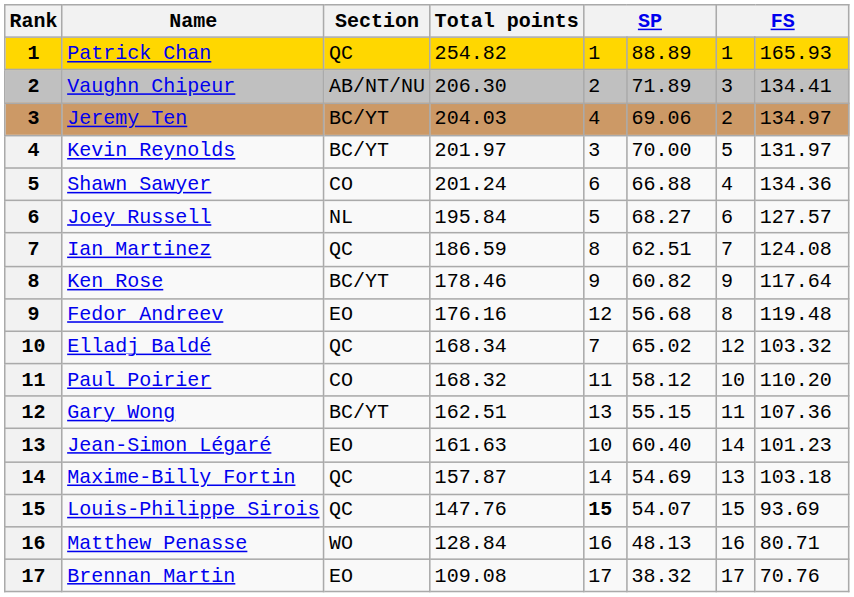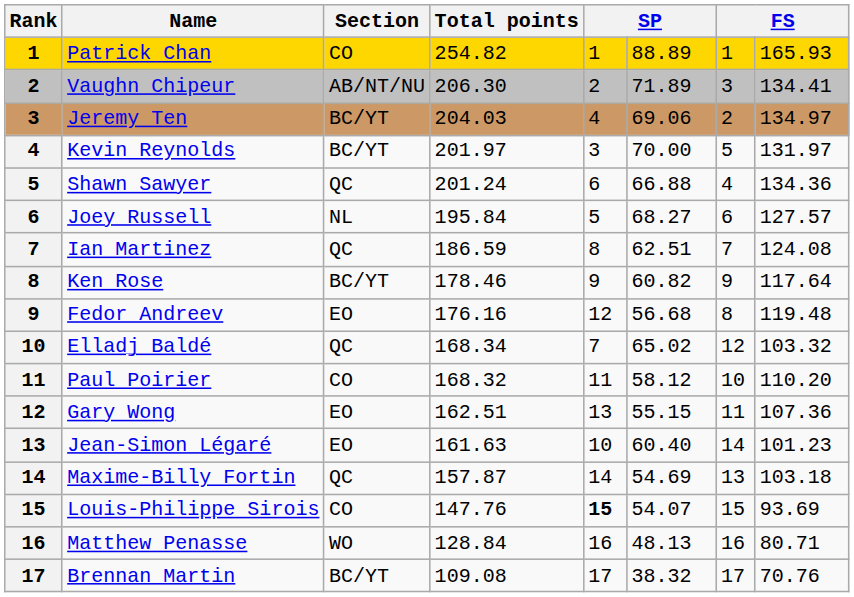(341, 54) QC -> (341, 54) CO
(341, 184) CO -> (341, 184) QC
(359, 413) BC/YT -> (341, 413) EO
(341, 511) QC -> (341, 511) CO
(341, 576) EO -> (359, 576) BC/YT
